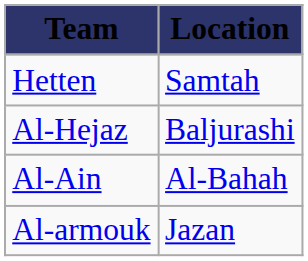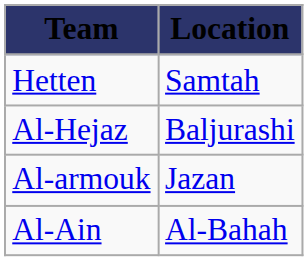rows swapped: (57, 179) <-> (81, 229)
